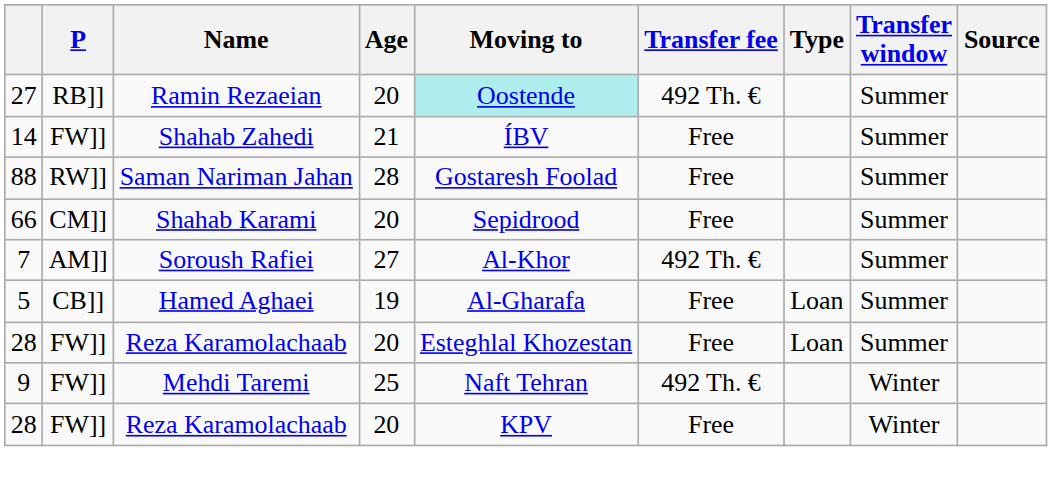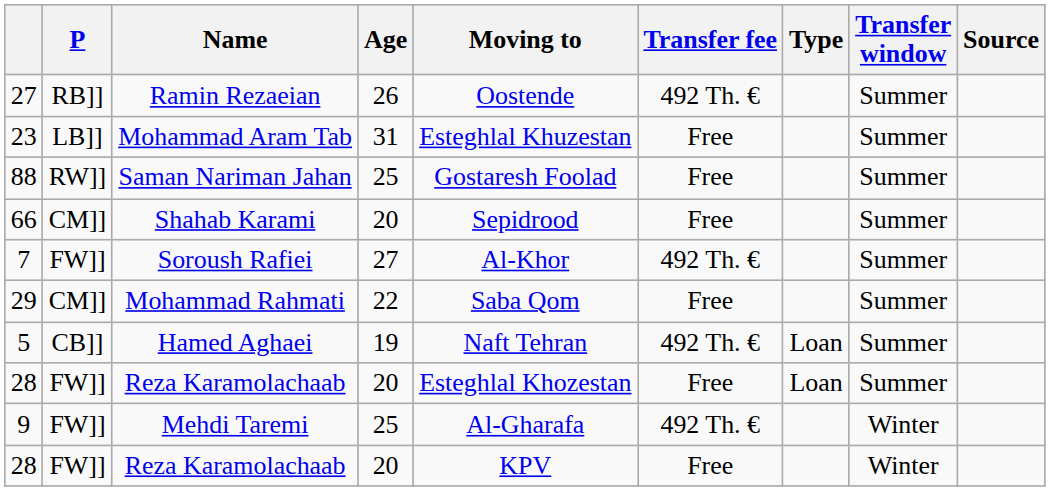(386, 95) 20 -> (386, 95) 26
(526, 95) paleturquoise background -> (525, 95) no background
- row: (24, 136)
+ row: (24, 136)
(386, 177) 28 -> (386, 177) 25
(78, 259) AM]] -> (77, 259) FW]]
+ row: (24, 300)
(526, 300) Al-Gharafa -> (525, 341) Naft Tehran
(711, 300) Free -> (710, 341) 492 Th. €
(526, 383) Naft Tehran -> (525, 424) Al-Gharafa
